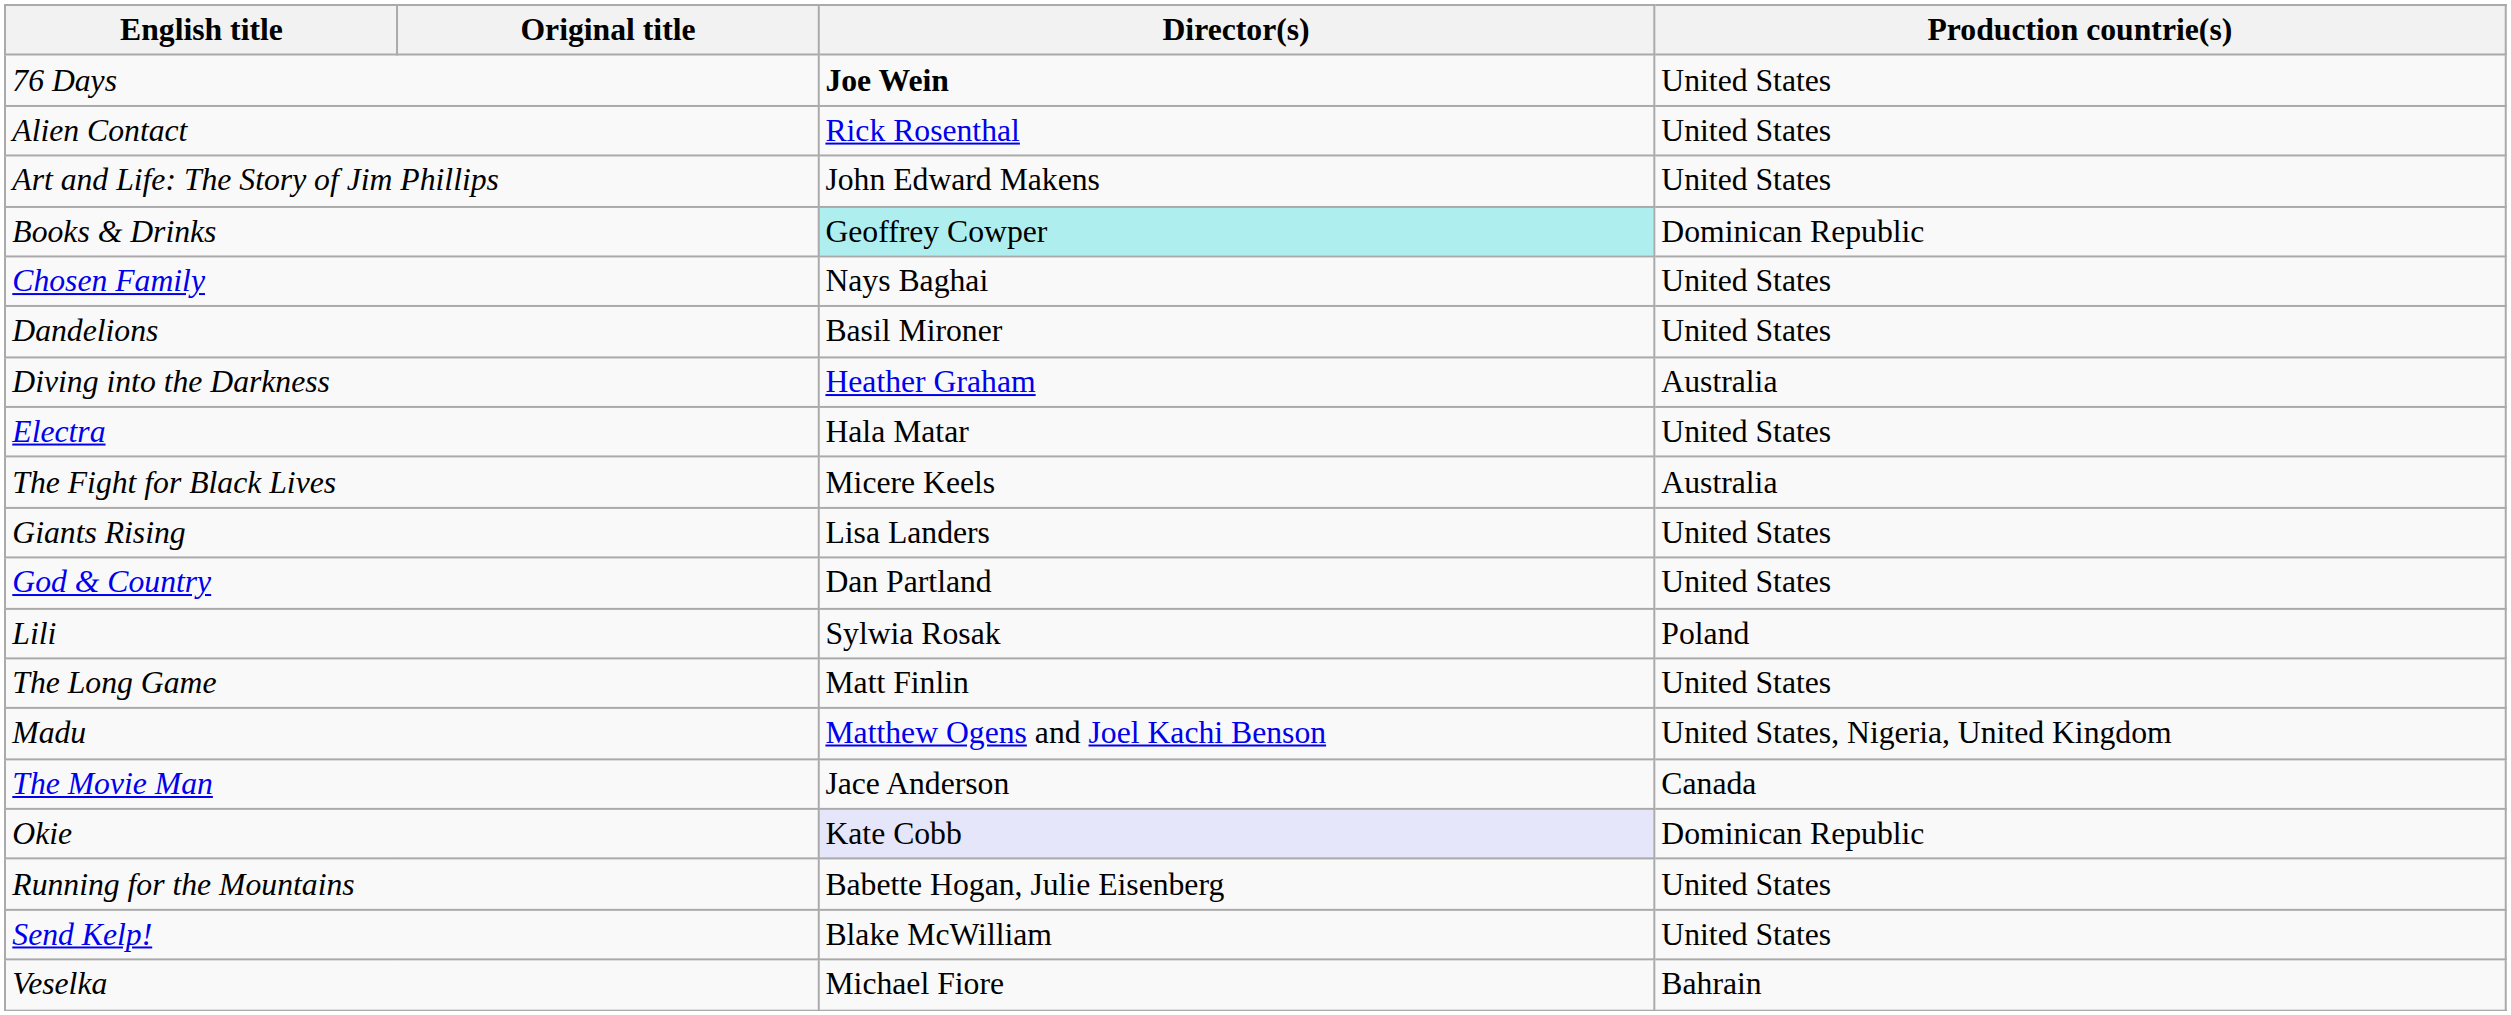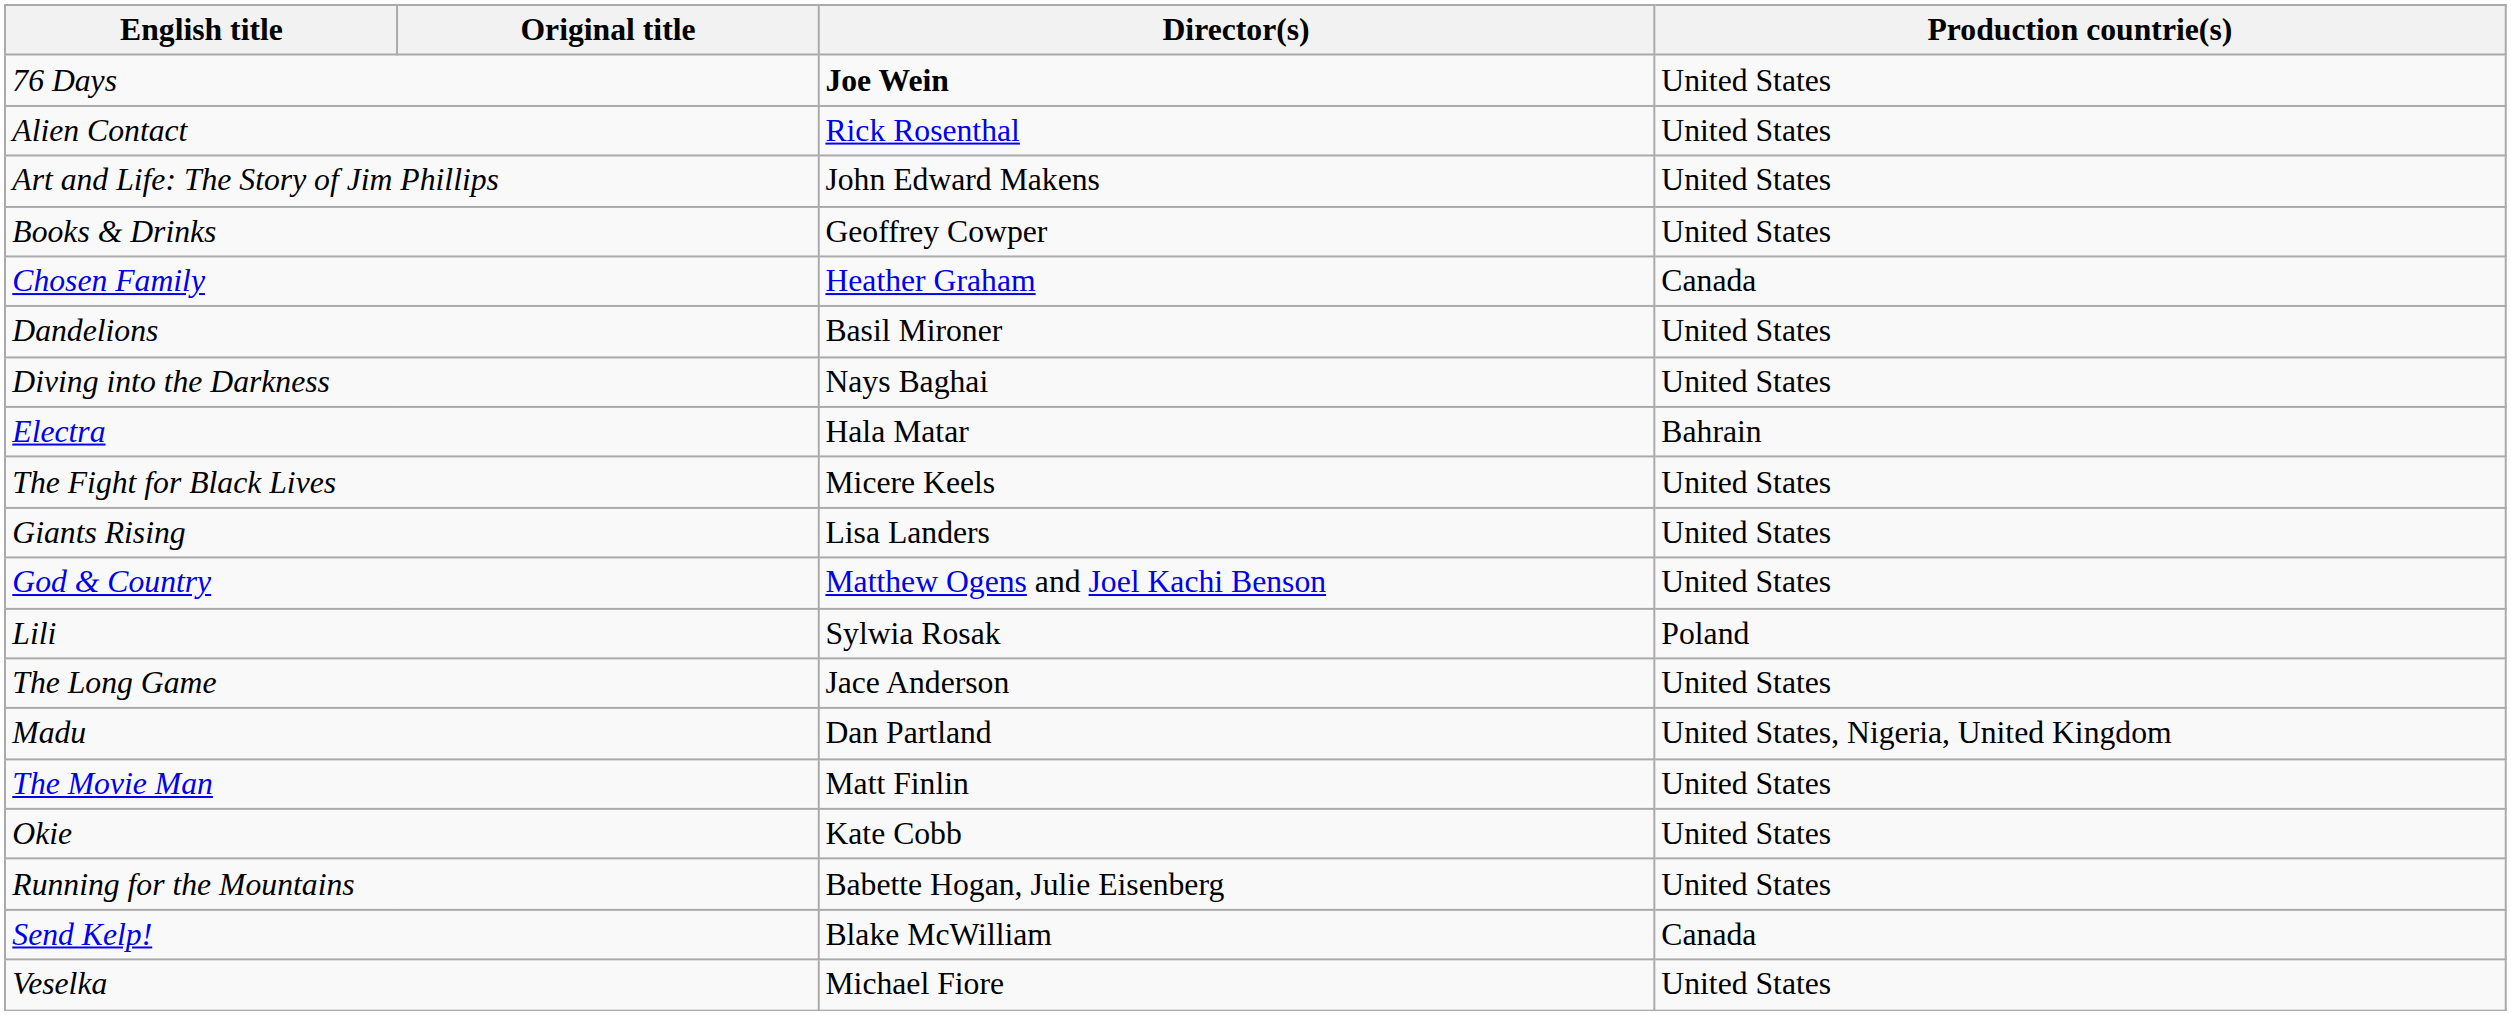(936, 230) paleturquoise background -> (936, 230) no background
(1793, 230) Dominican Republic -> (1746, 230) United States
(907, 280) Nays Baghai -> (931, 280) Heather Graham
(1746, 280) United States -> (1709, 280) Canada
(931, 381) Heather Graham -> (907, 381) Nays Baghai
(1719, 381) Australia -> (1746, 381) United States
(1746, 431) United States -> (1712, 431) Bahrain
(1719, 481) Australia -> (1746, 481) United States
(909, 582) Dan Partland -> (1076, 582) Matthew Ogens and Joel Kachi Benson
(897, 682) Matt Finlin -> (917, 682) Jace Anderson
(1076, 733) Matthew Ogens and Joel Kachi Benson -> (909, 733) Dan Partland
(917, 783) Jace Anderson -> (897, 783) Matt Finlin
(1709, 783) Canada -> (1746, 783) United States
(894, 833) lavender background -> (894, 833) no background
(1793, 833) Dominican Republic -> (1746, 833) United States
(1746, 933) United States -> (1709, 933) Canada
(1712, 984) Bahrain -> (1746, 984) United States
